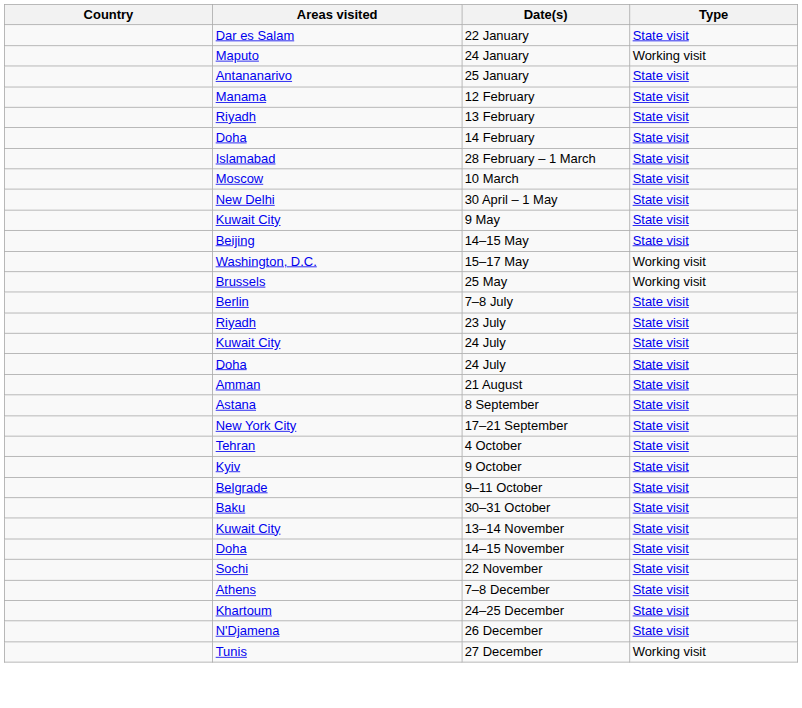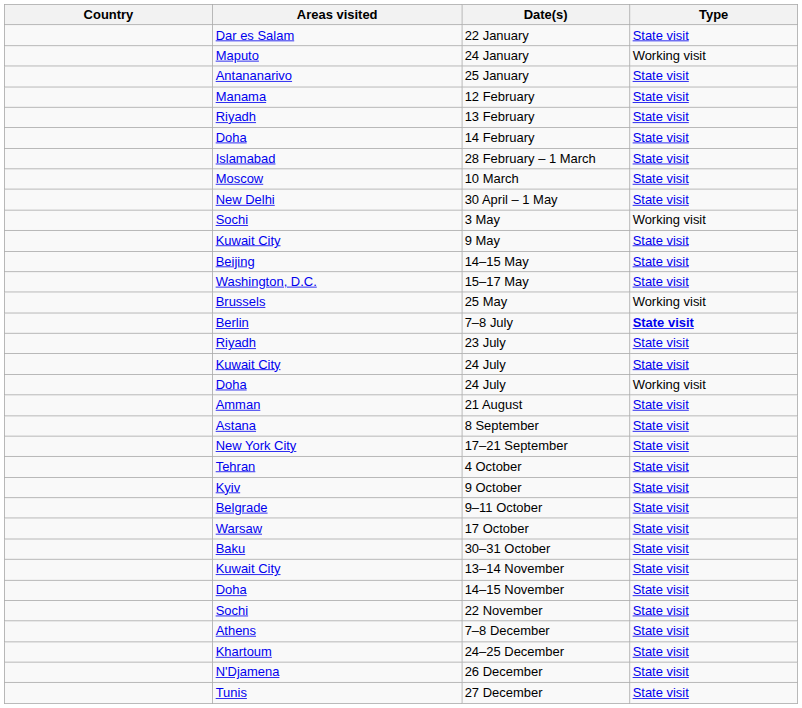+ row: (232, 220)
(669, 261) Working visit -> (661, 281) State visit
(661, 302) normal -> (663, 323) bold
(661, 364) State visit -> (669, 384) Working visit
+ row: (239, 528)
(669, 651) Working visit -> (661, 693) State visit
